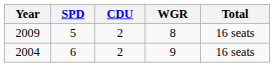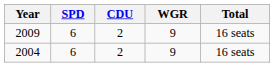(73, 33) 5 -> (73, 33) 6
(173, 33) 8 -> (173, 33) 9
